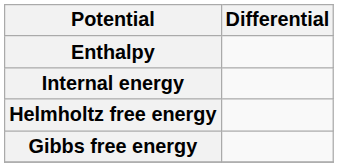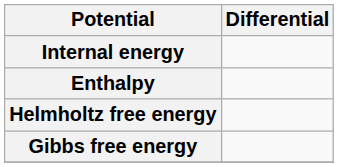rows swapped: (113, 83) <-> (113, 51)
